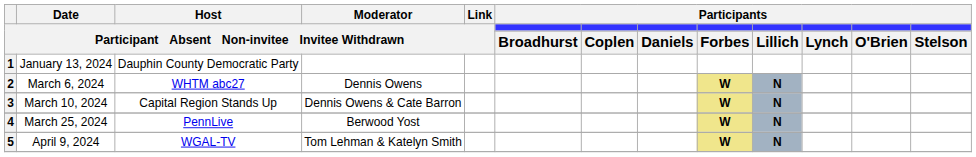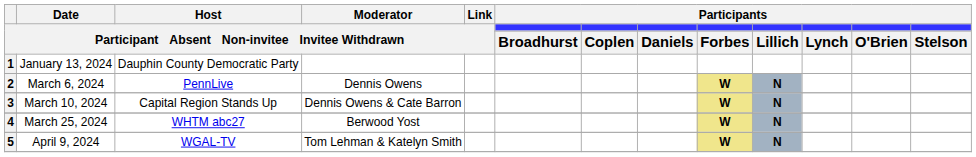(208, 83) WHTM abc27 -> (208, 83) PennLive
(208, 122) PennLive -> (208, 122) WHTM abc27
